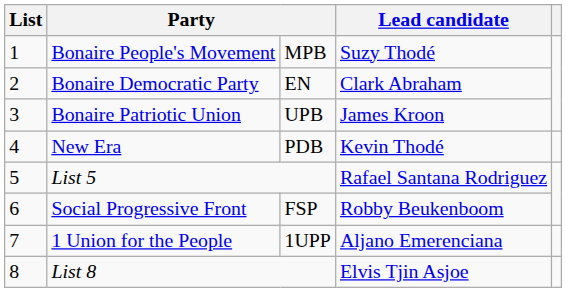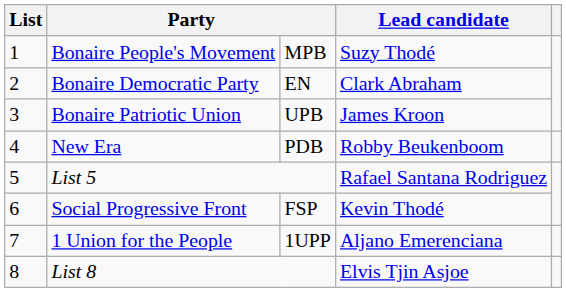(392, 146) Kevin Thodé -> (422, 146) Robby Beukenboom
(422, 209) Robby Beukenboom -> (392, 209) Kevin Thodé
